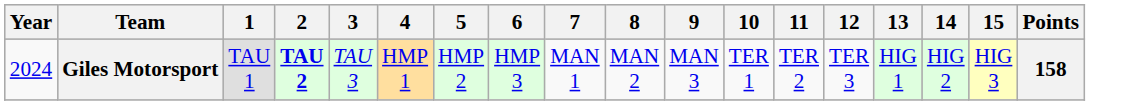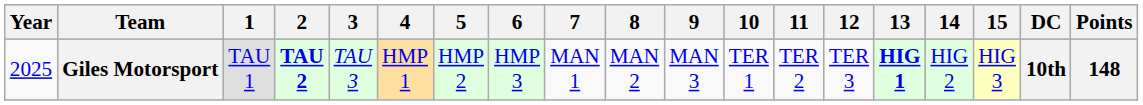+ column: (1046, 21)
(31, 69) 2024 -> (31, 69) 2025
(898, 69) normal -> (900, 69) bold
(1051, 69) 158 -> (1104, 69) 148
